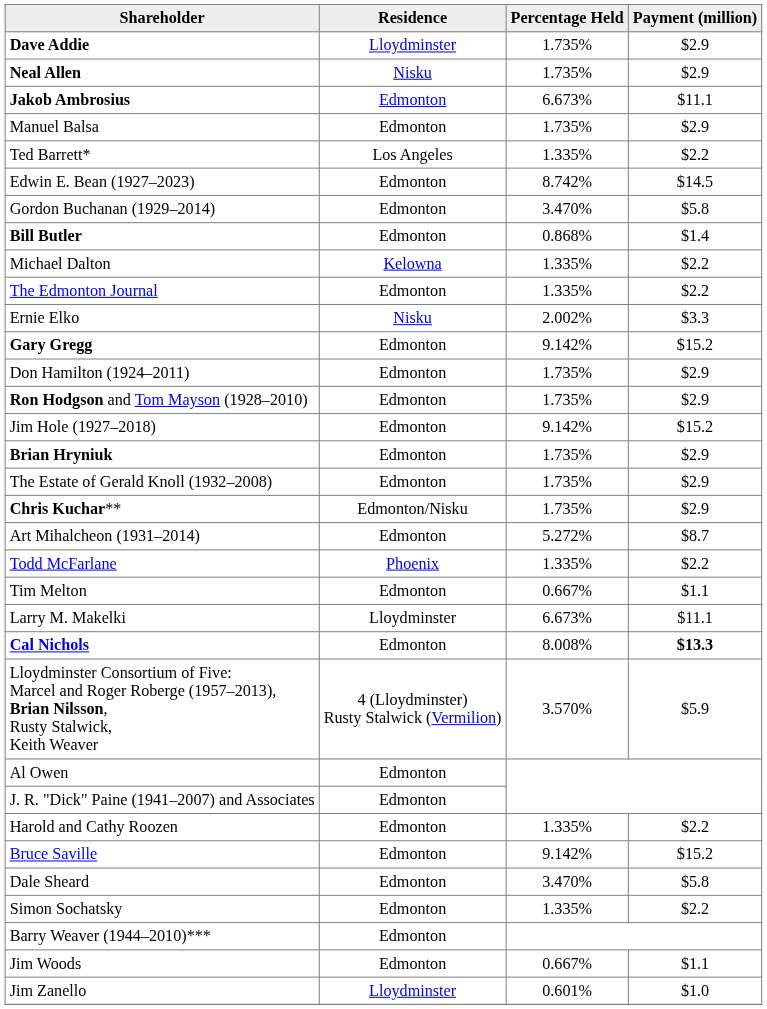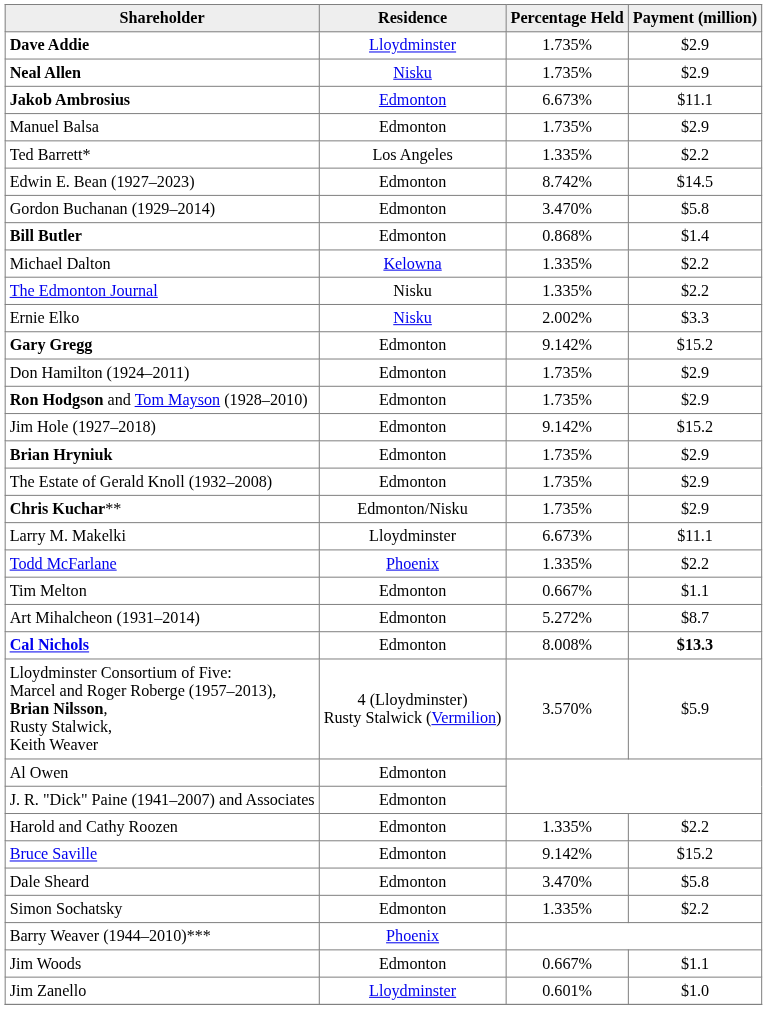(413, 290) Edmonton -> (413, 290) Nisku
rows swapped: (68, 618) <-> (105, 536)
(413, 936) Edmonton -> (413, 936) Phoenix
